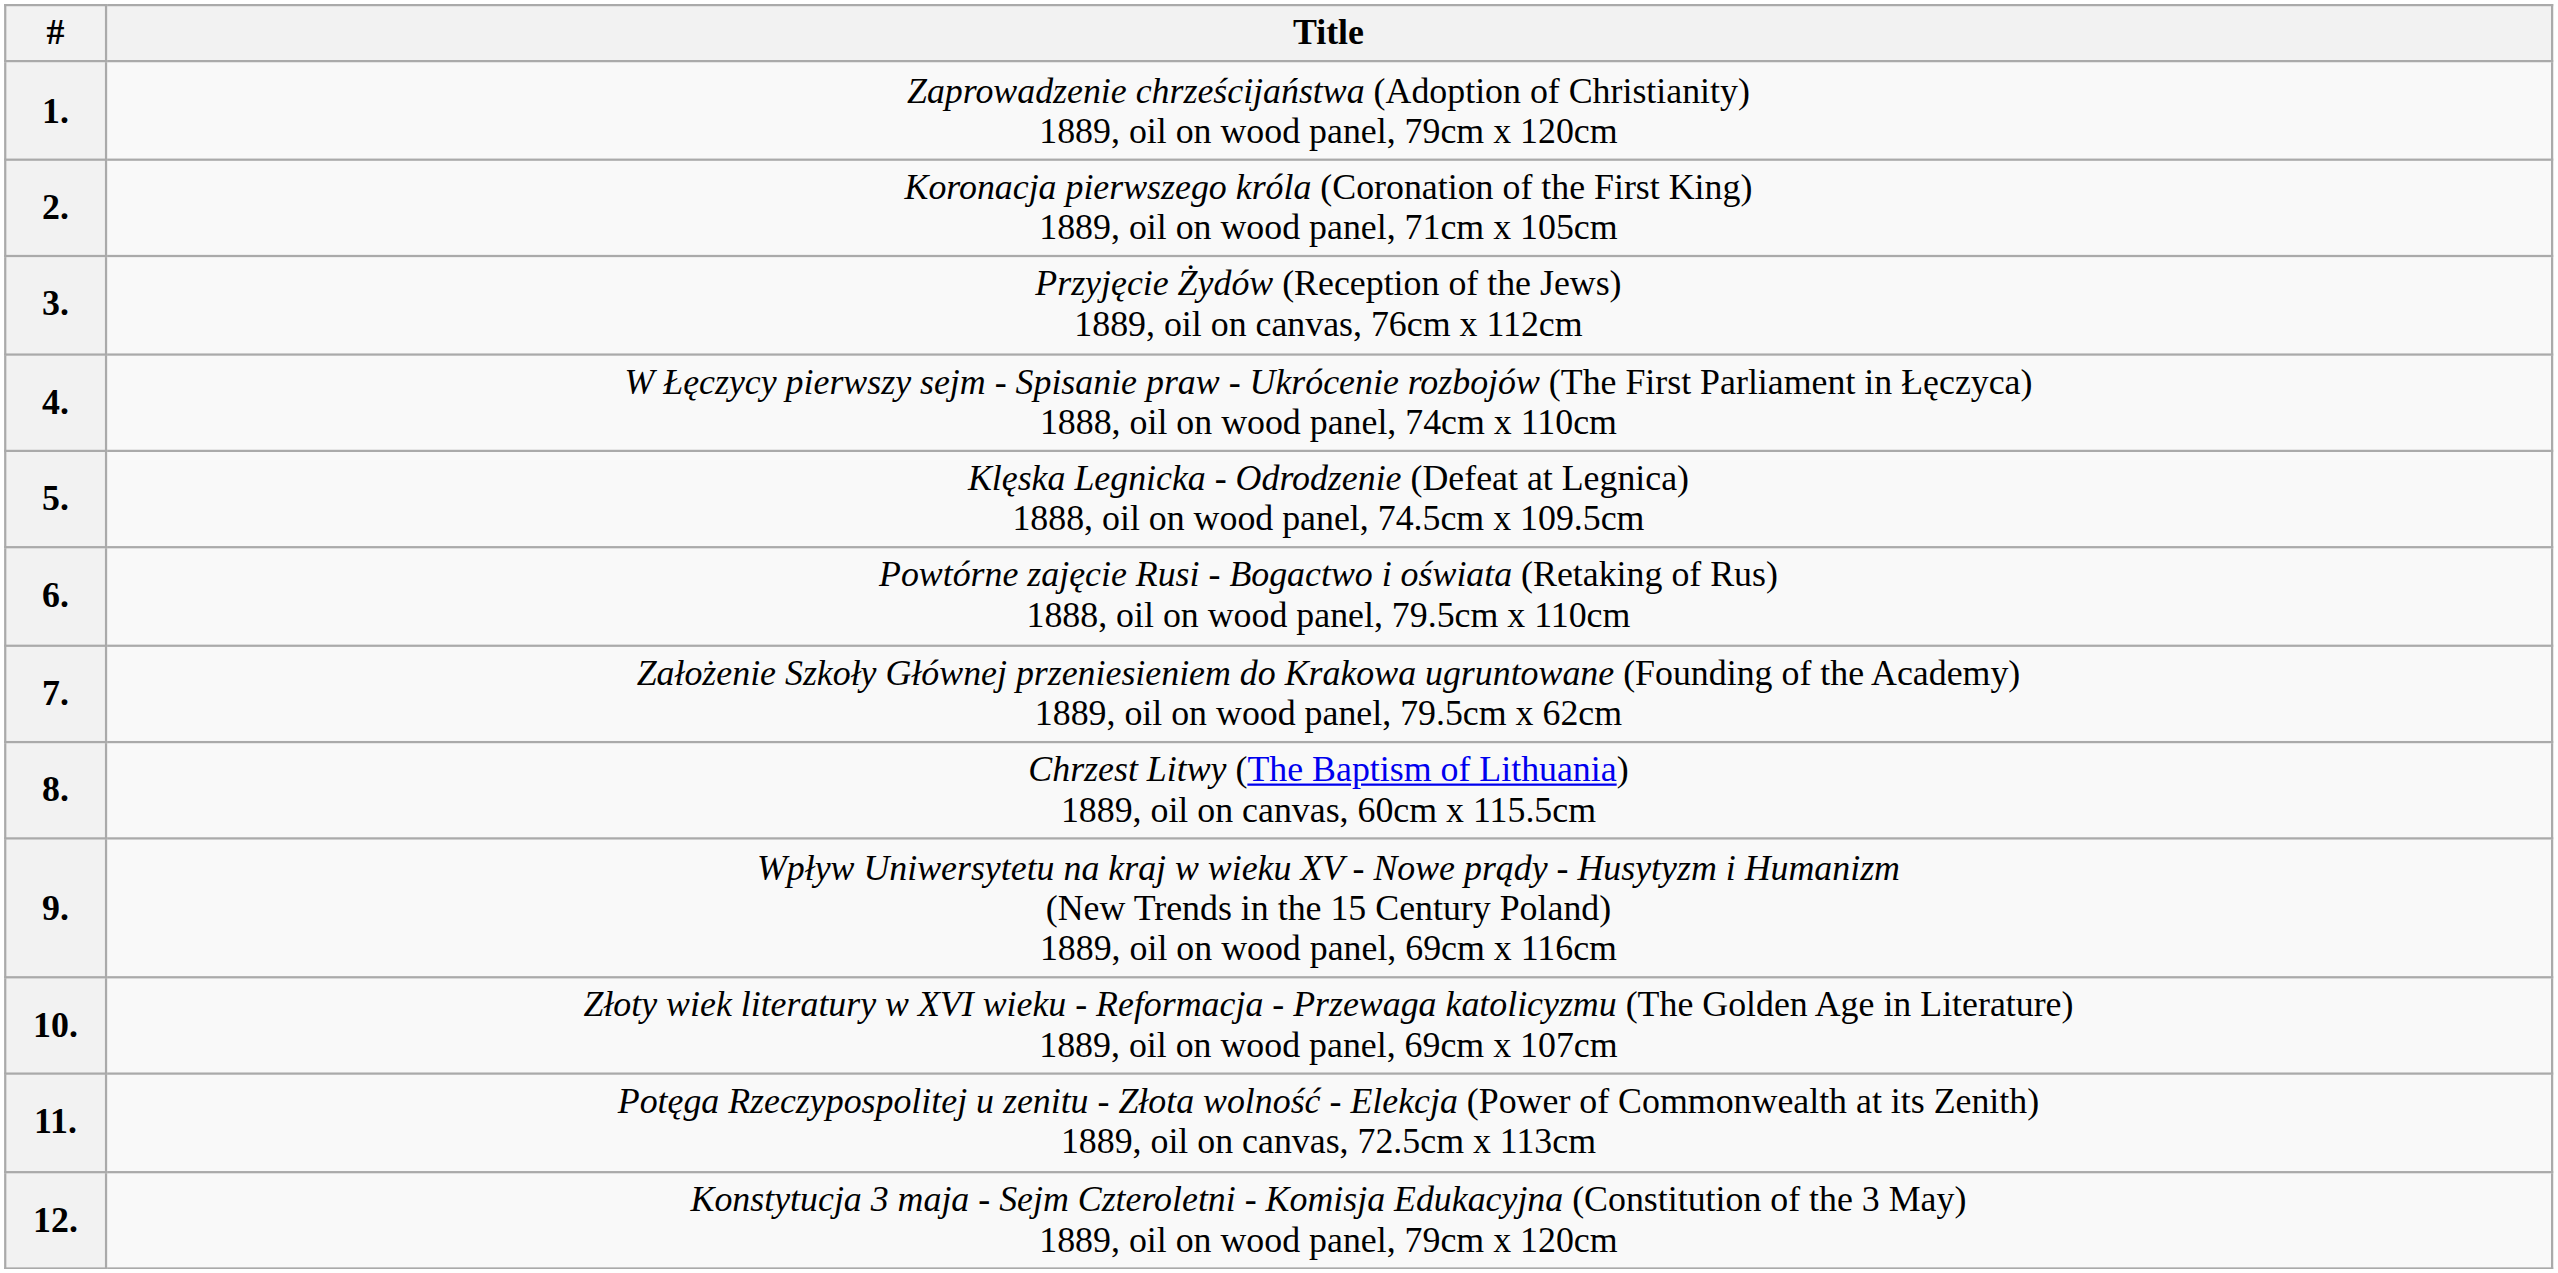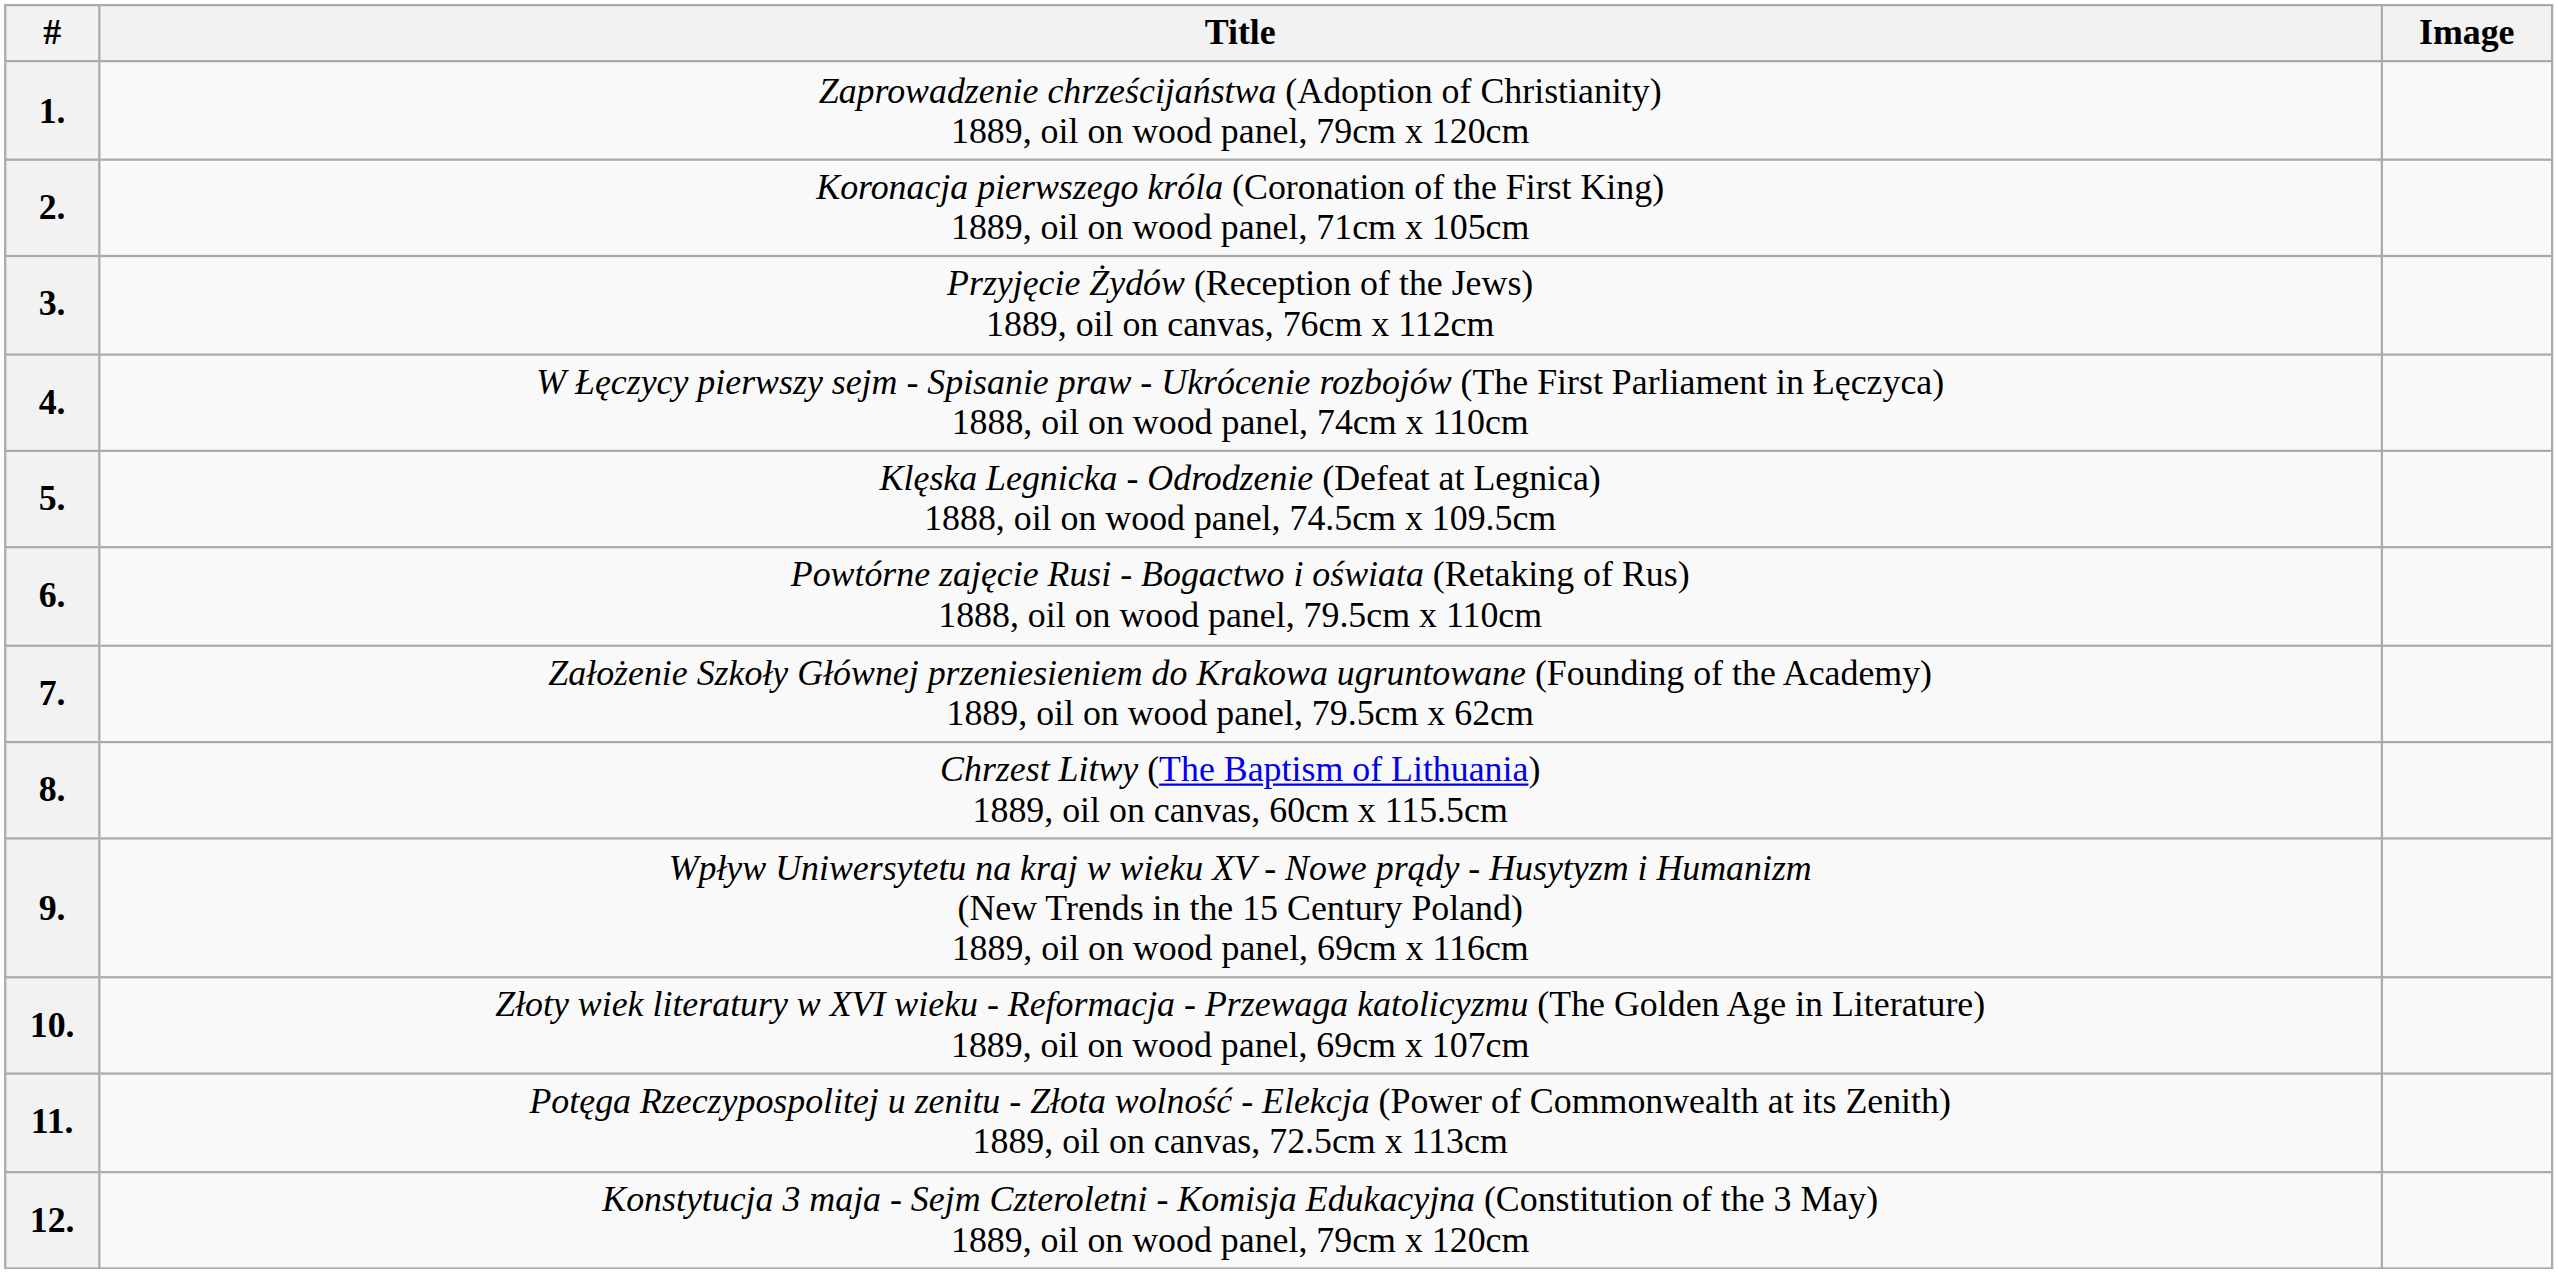+ column: (2467, 32)
